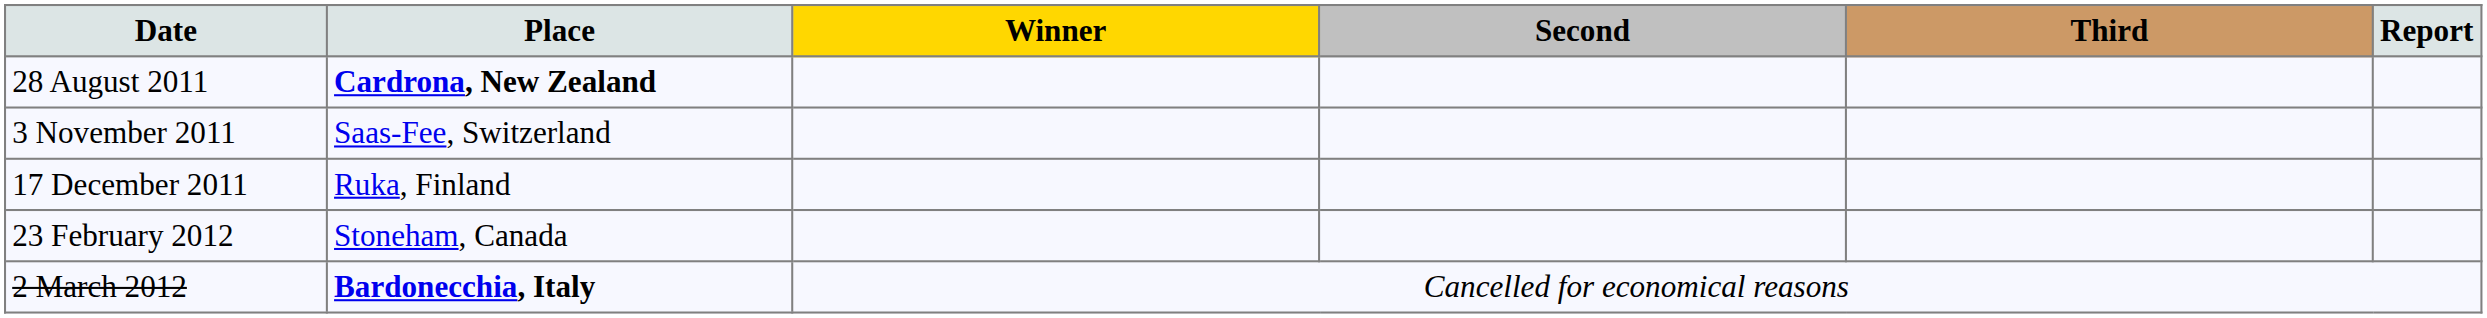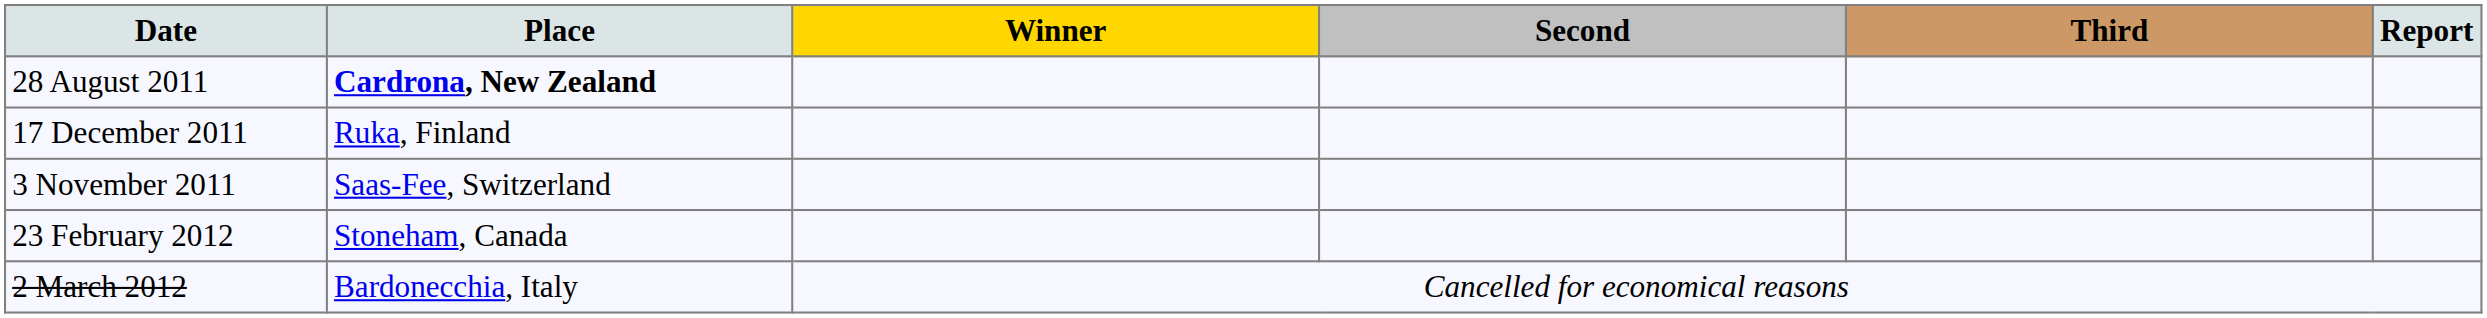rows swapped: (124, 132) <-> (130, 183)
(465, 286) bold -> (456, 286) normal
